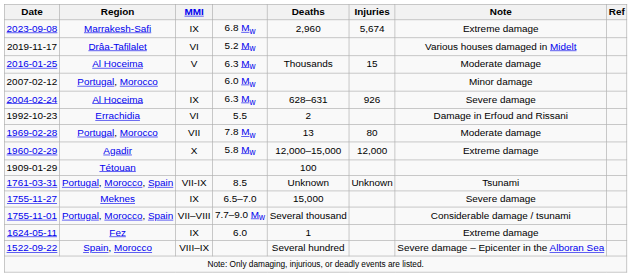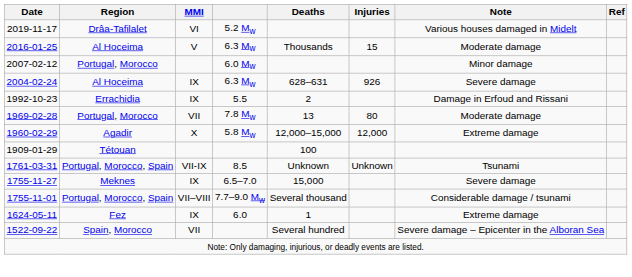- row: (32, 29)
(194, 116) VI -> (194, 98) IX
(194, 248) VIII–IX -> (194, 230) VII
